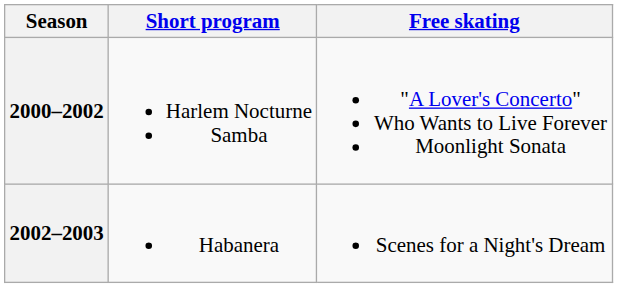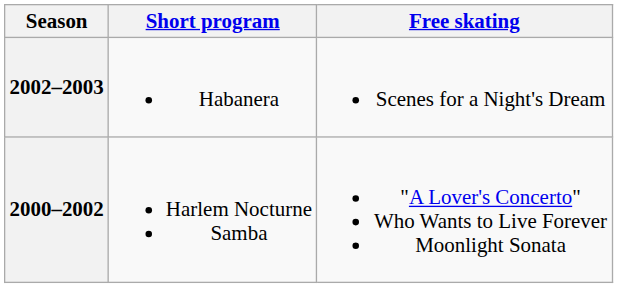rows swapped: (57, 233) <-> (57, 110)
